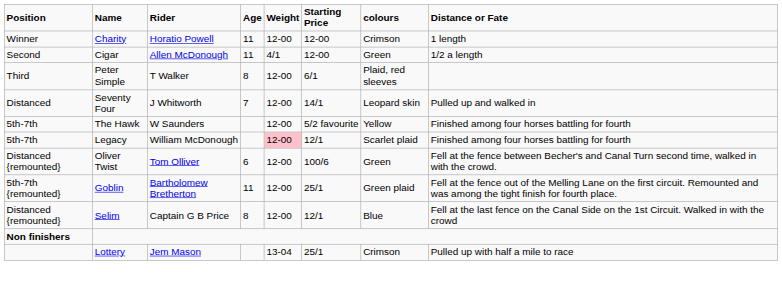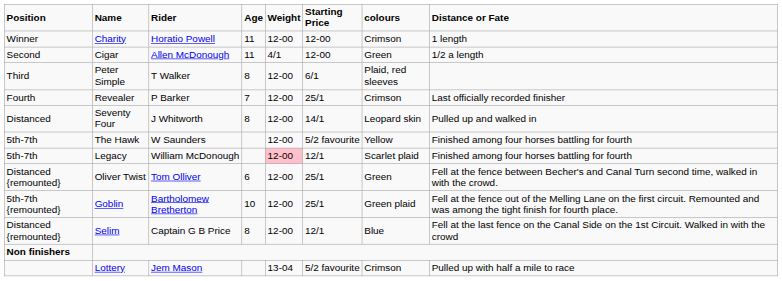+ row: (114, 97)
(246, 103) 7 -> (247, 118) 8
(316, 161) 100/6 -> (315, 177) 25/1
(248, 188) 11 -> (250, 204) 10
(314, 252) 25/1 -> (332, 268) 5/2 favourite
